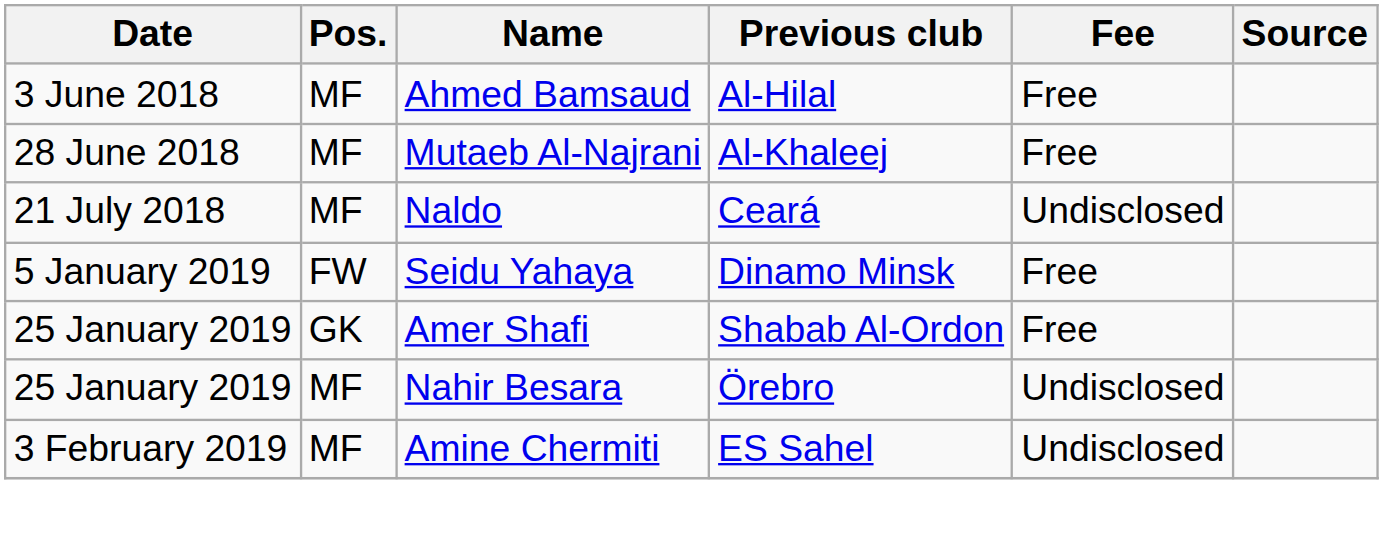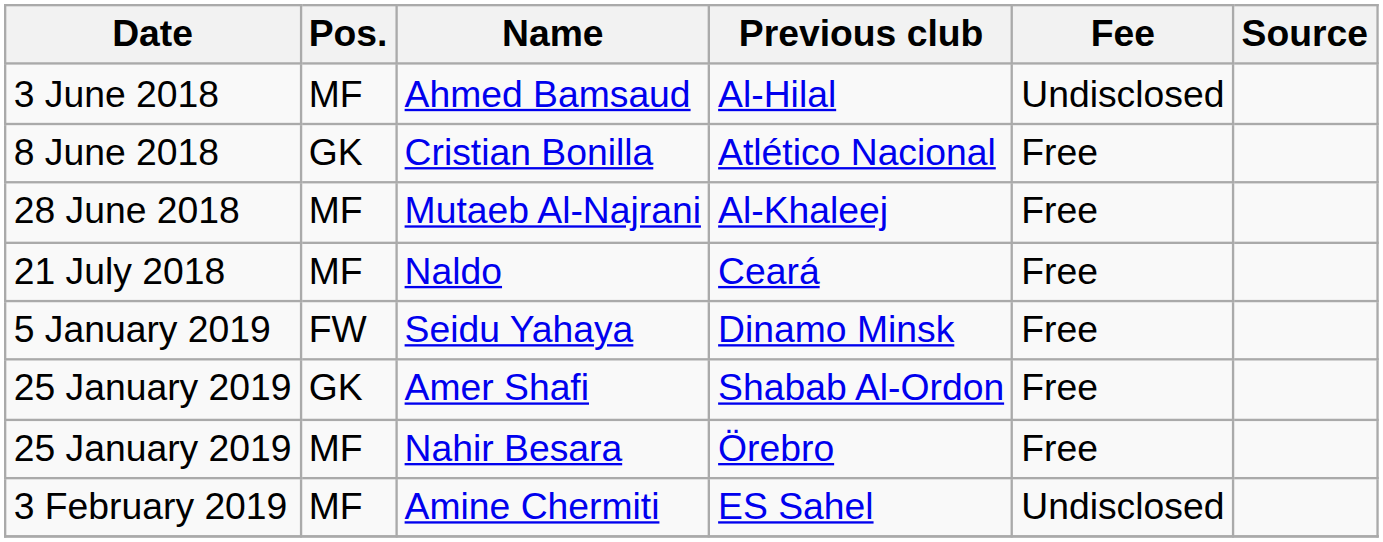(1060, 93) Free -> (1123, 93) Undisclosed
+ row: (529, 152)
(1123, 211) Undisclosed -> (1060, 270) Free
(1123, 388) Undisclosed -> (1060, 447) Free
